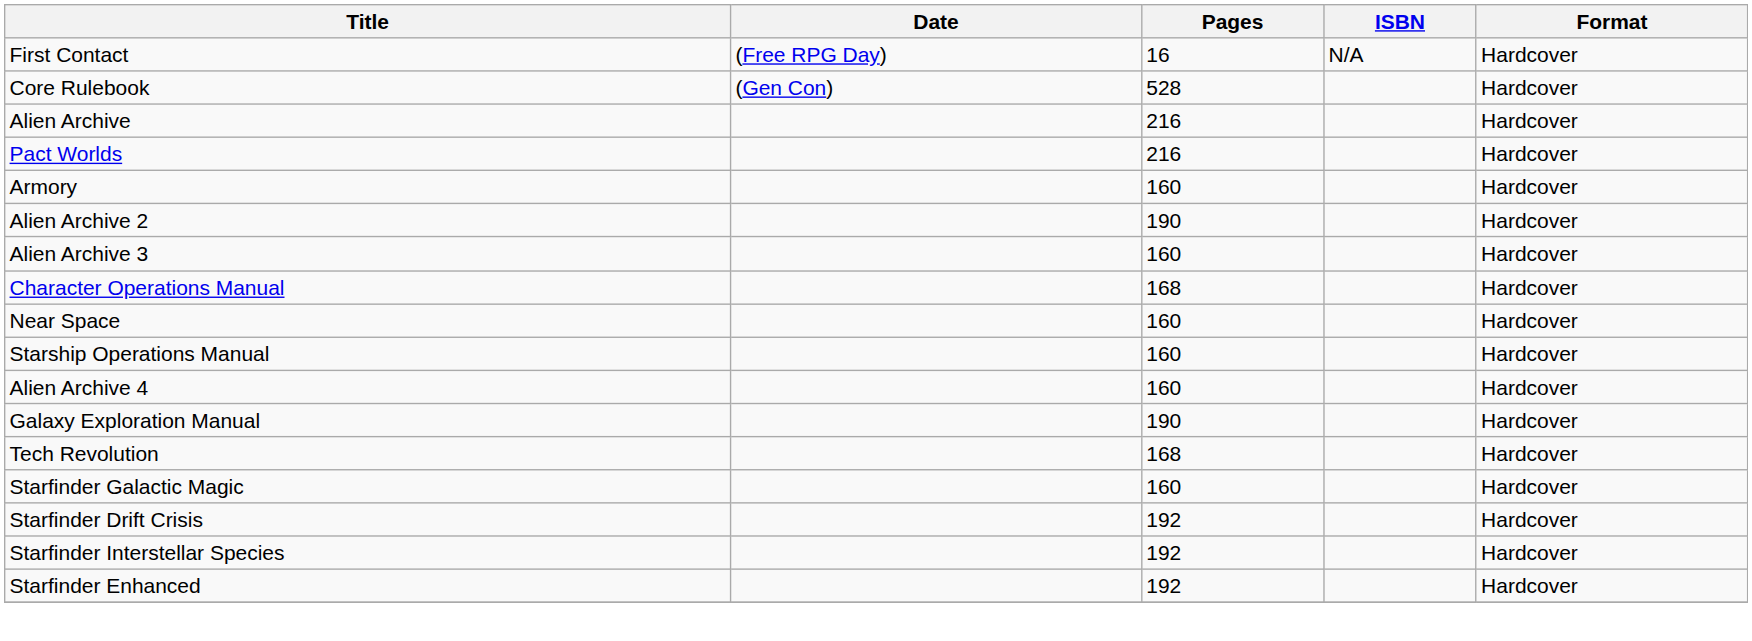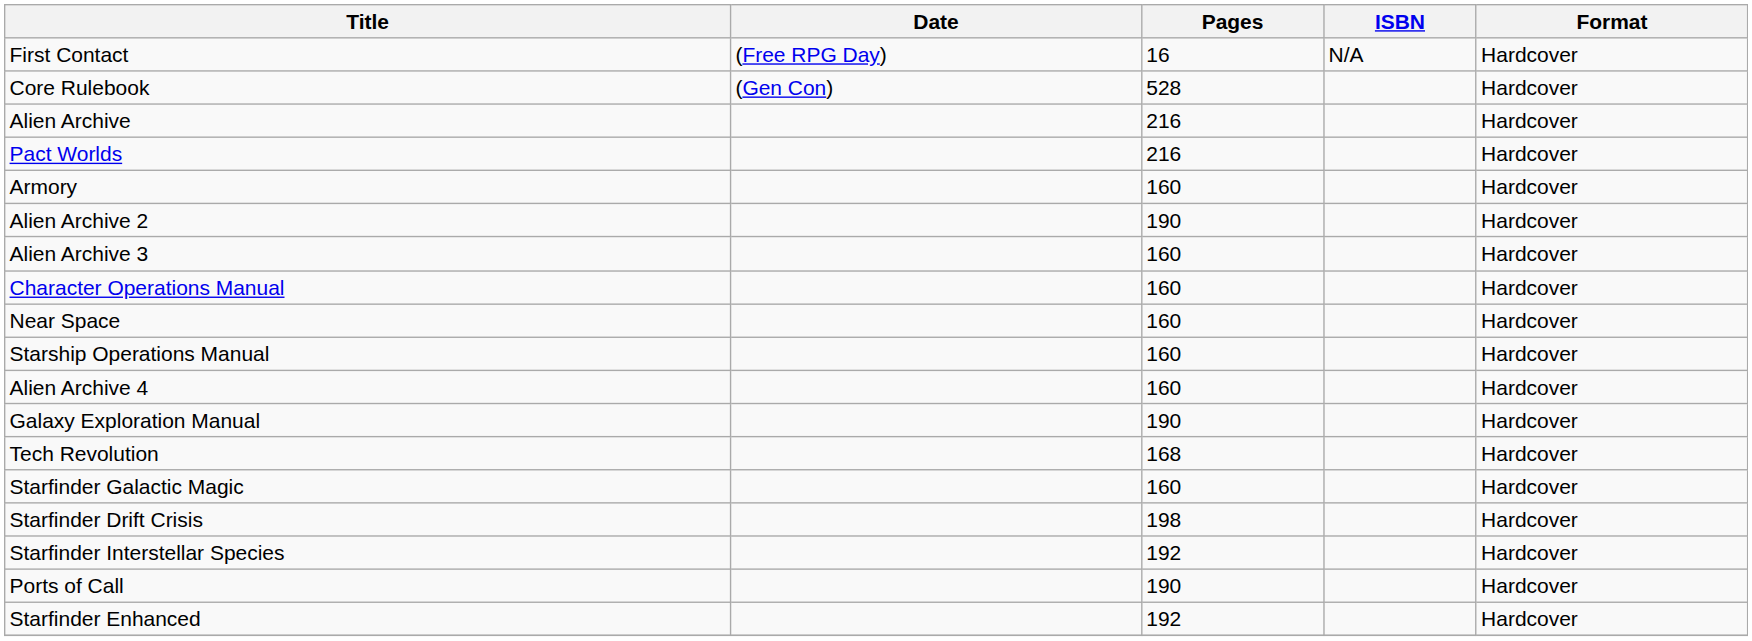(1164, 287) 168 -> (1164, 287) 160
(1164, 520) 192 -> (1164, 520) 198
+ row: (67, 586)
